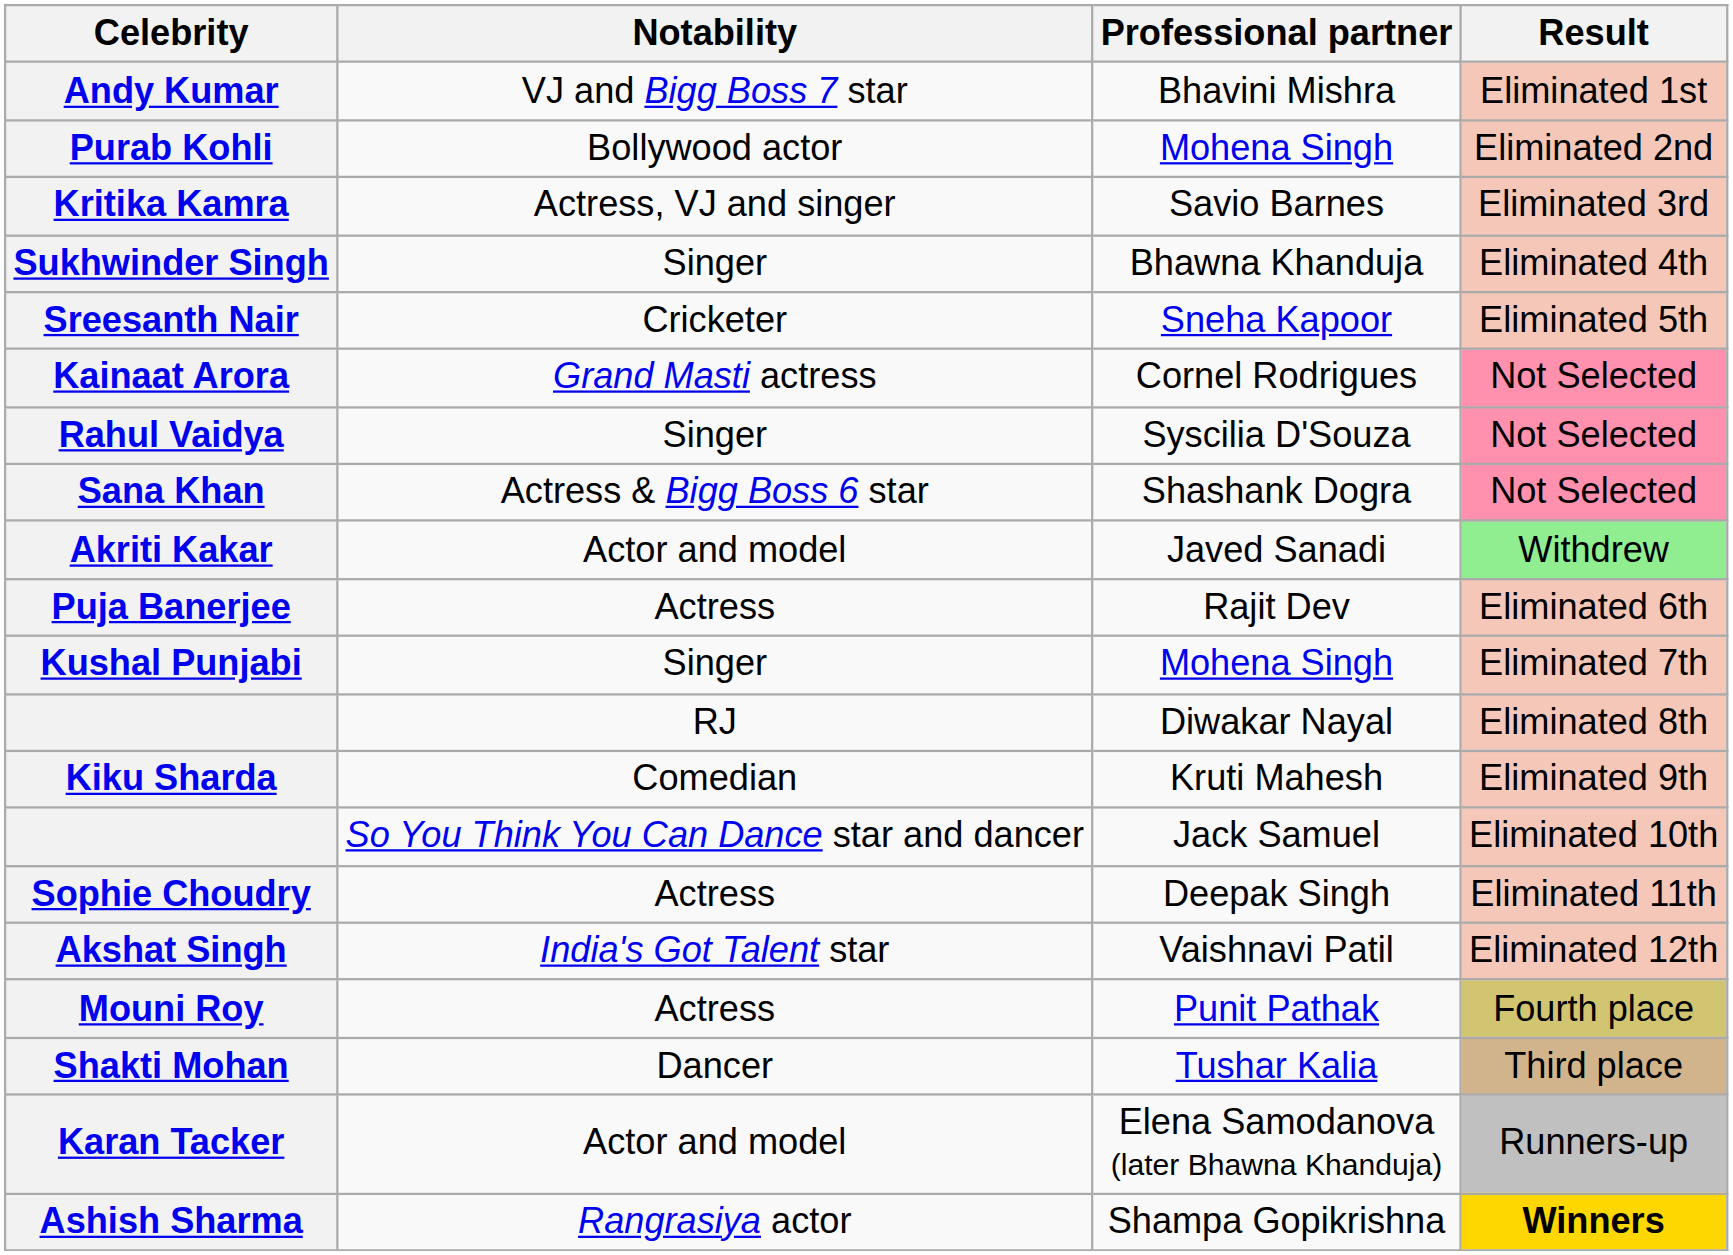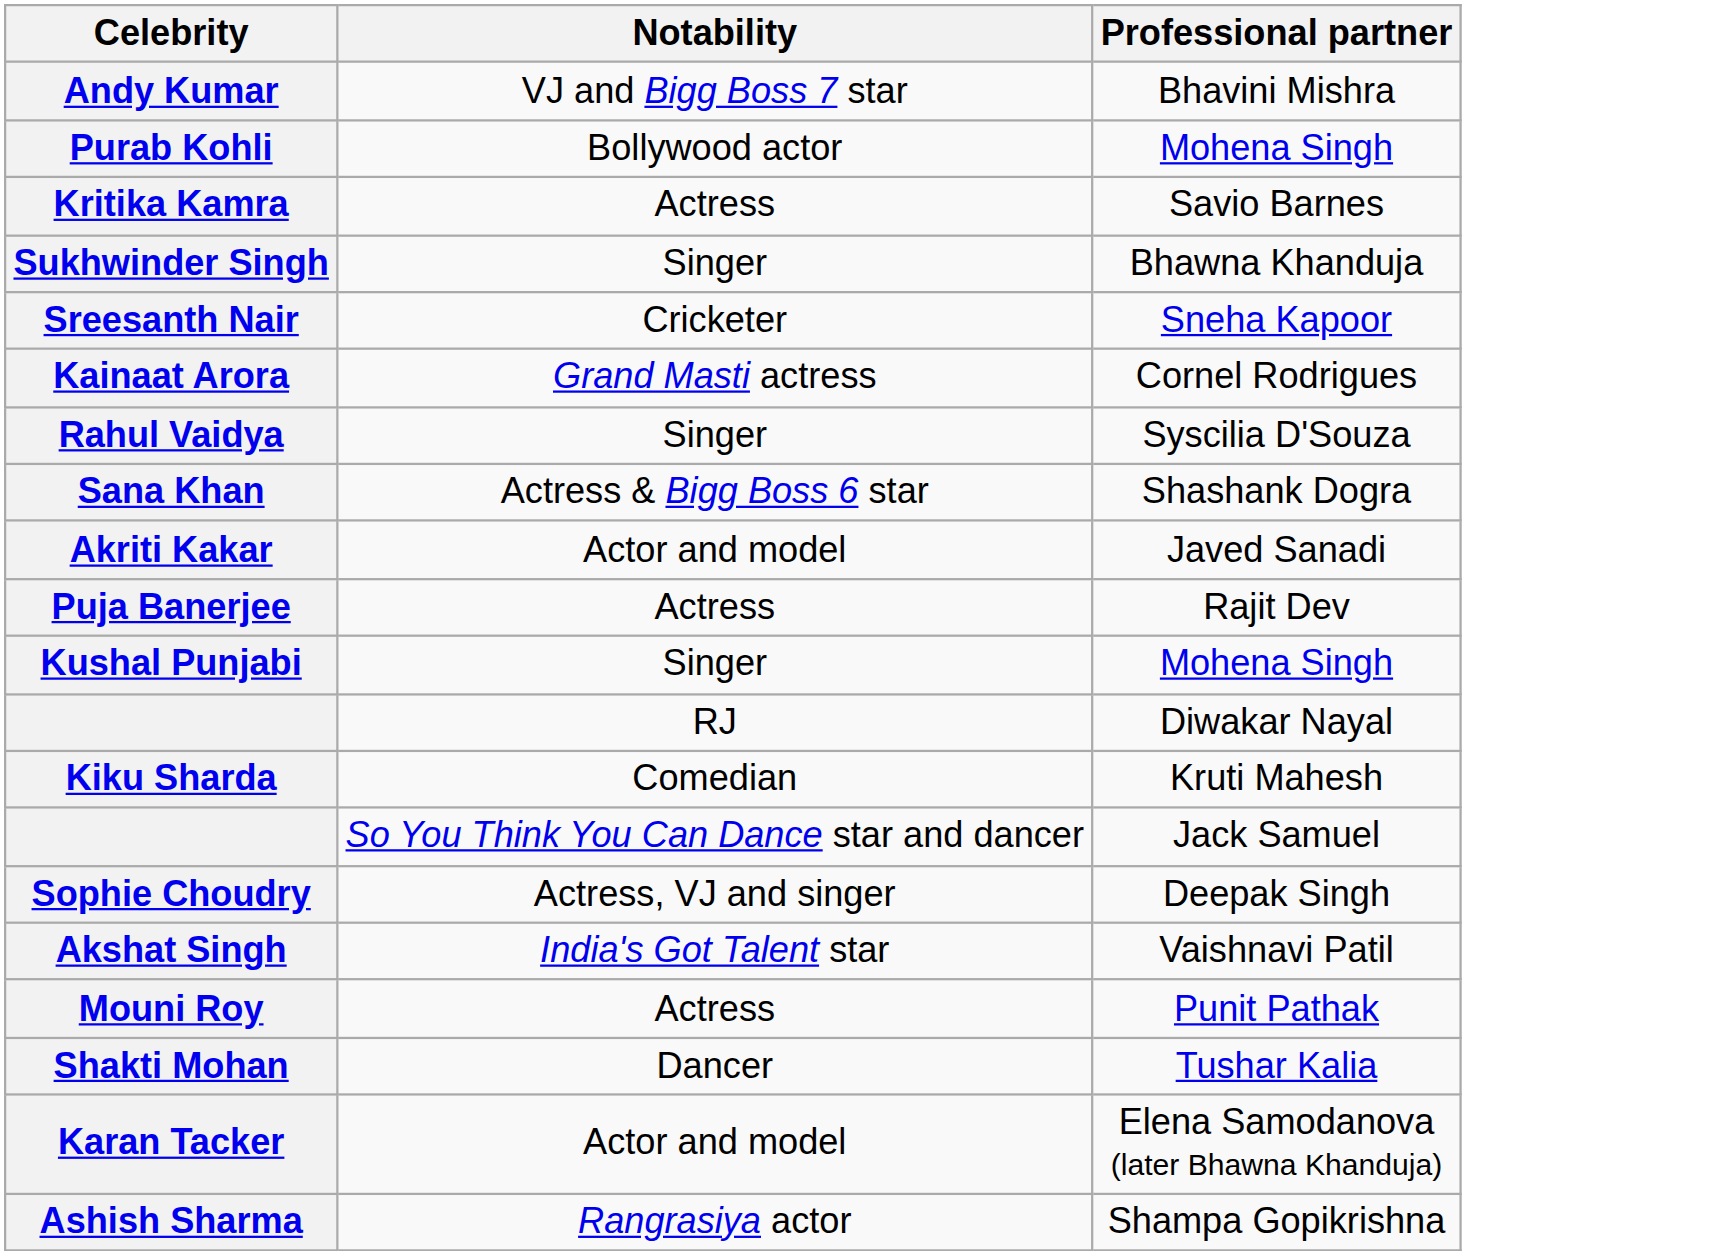- column: (1594, 33)
(715, 205) Actress, VJ and singer -> (715, 205) Actress
(715, 893) Actress -> (715, 893) Actress, VJ and singer
